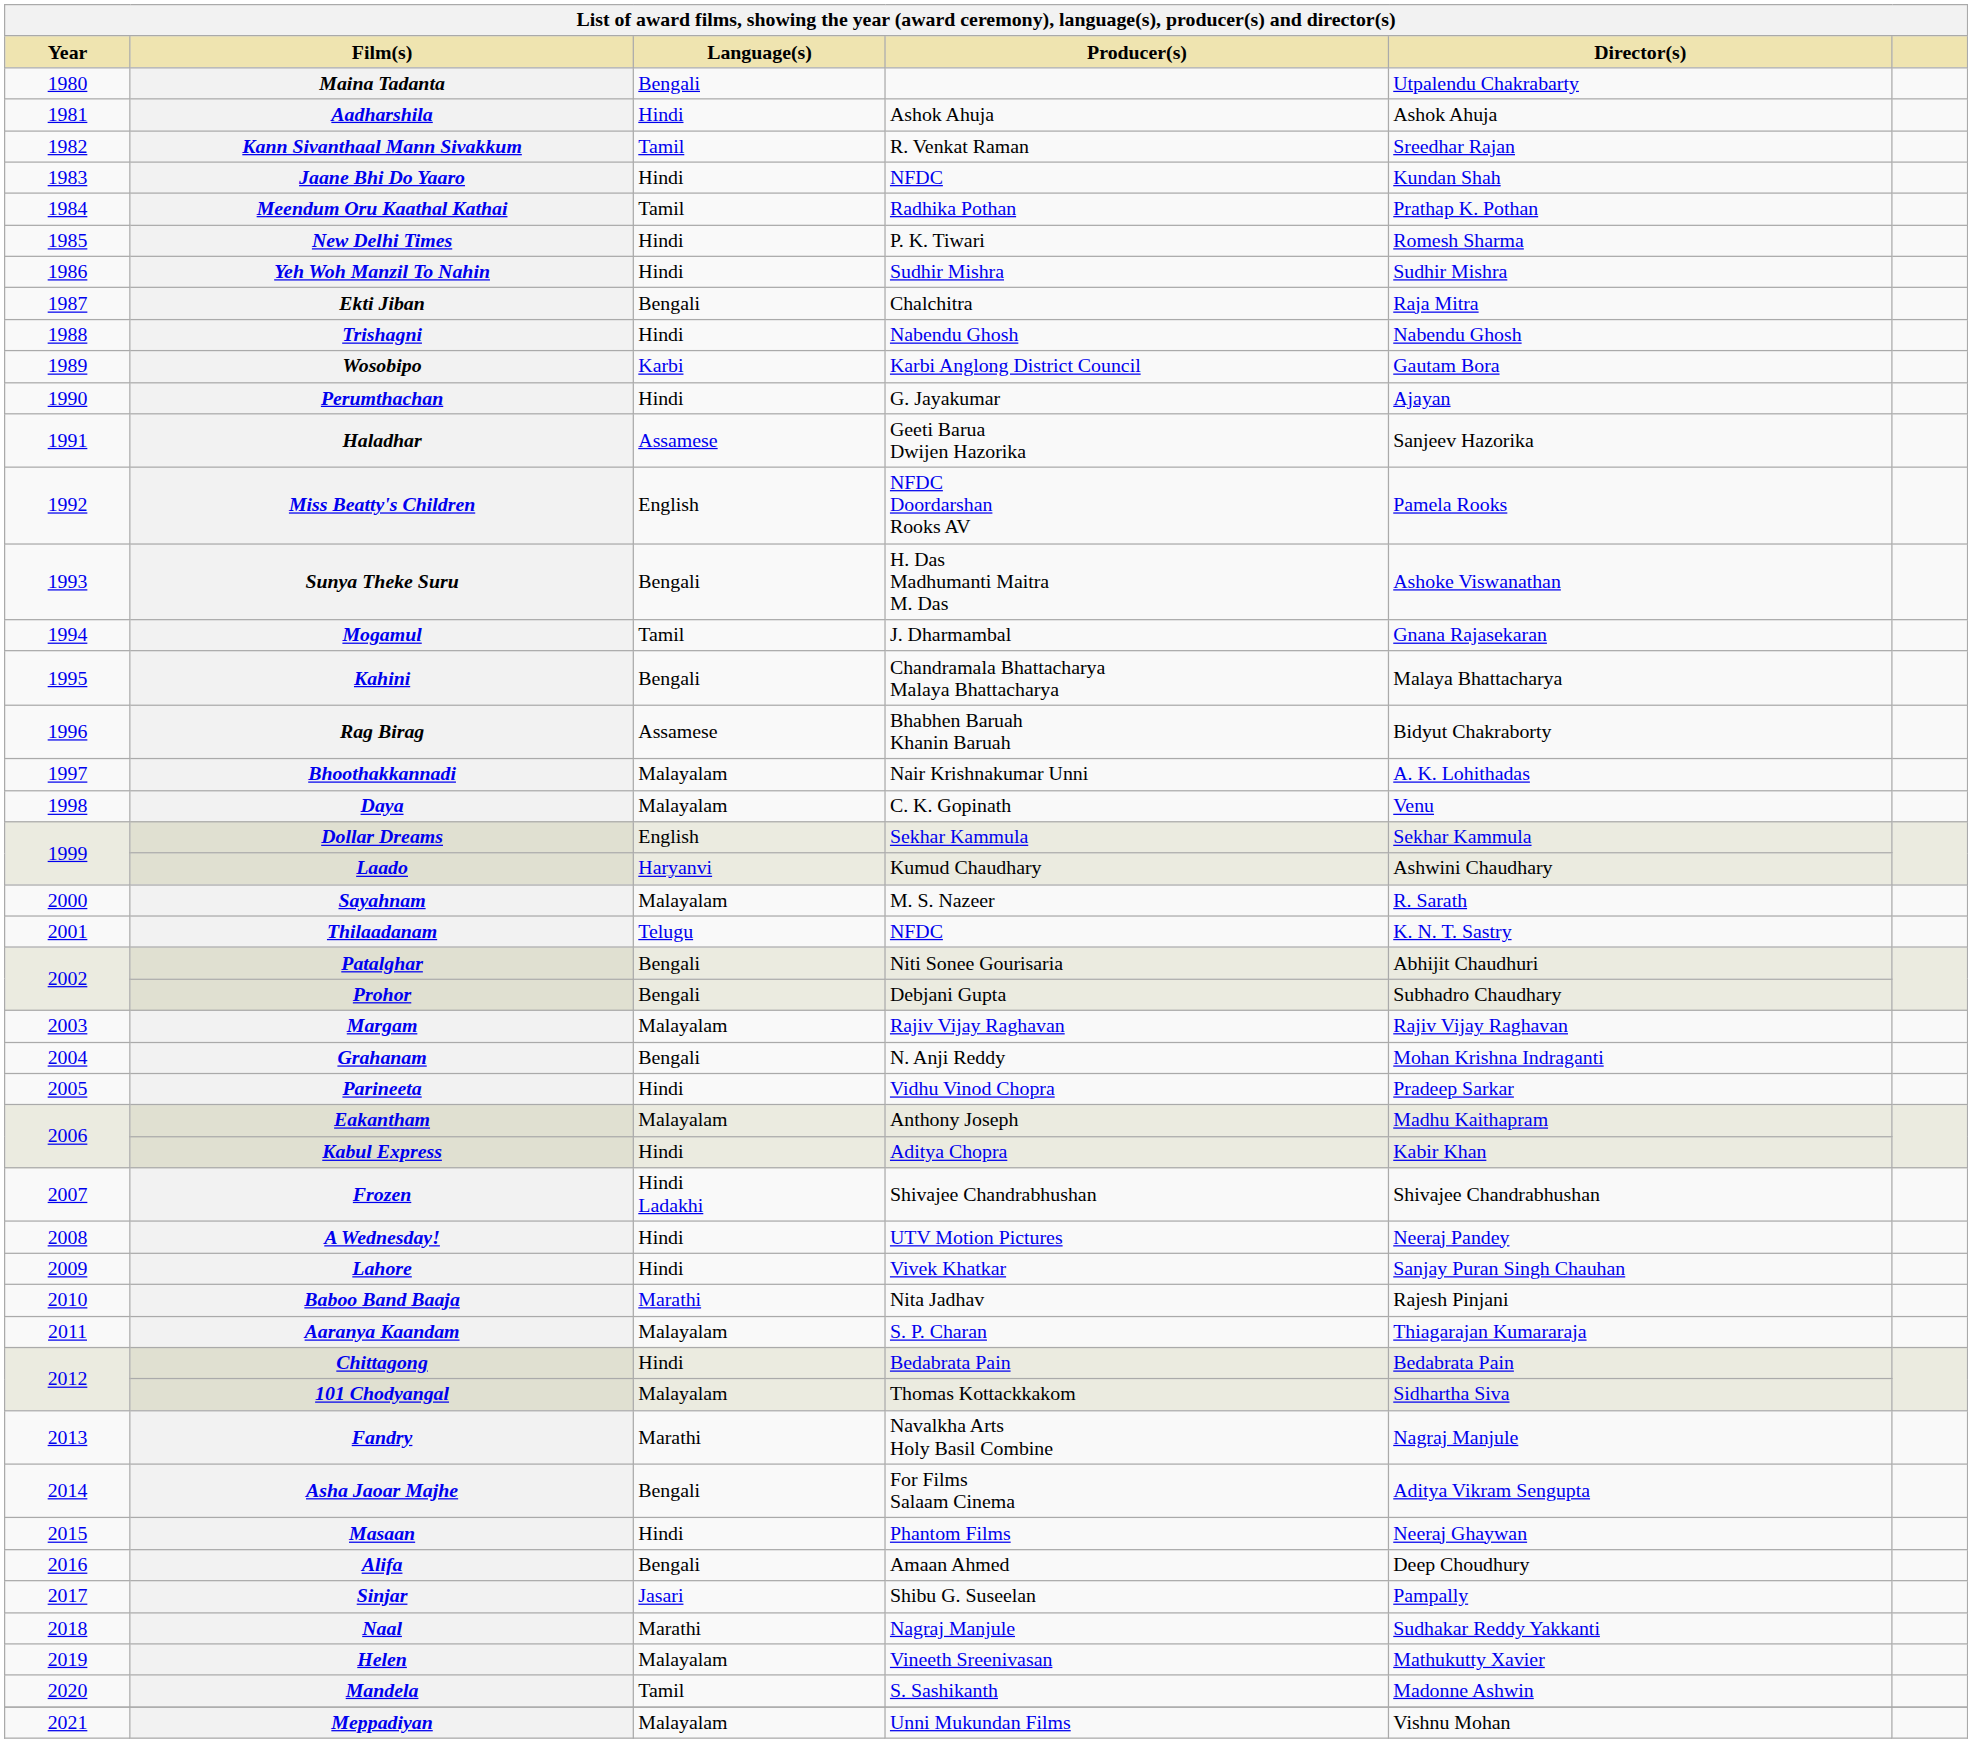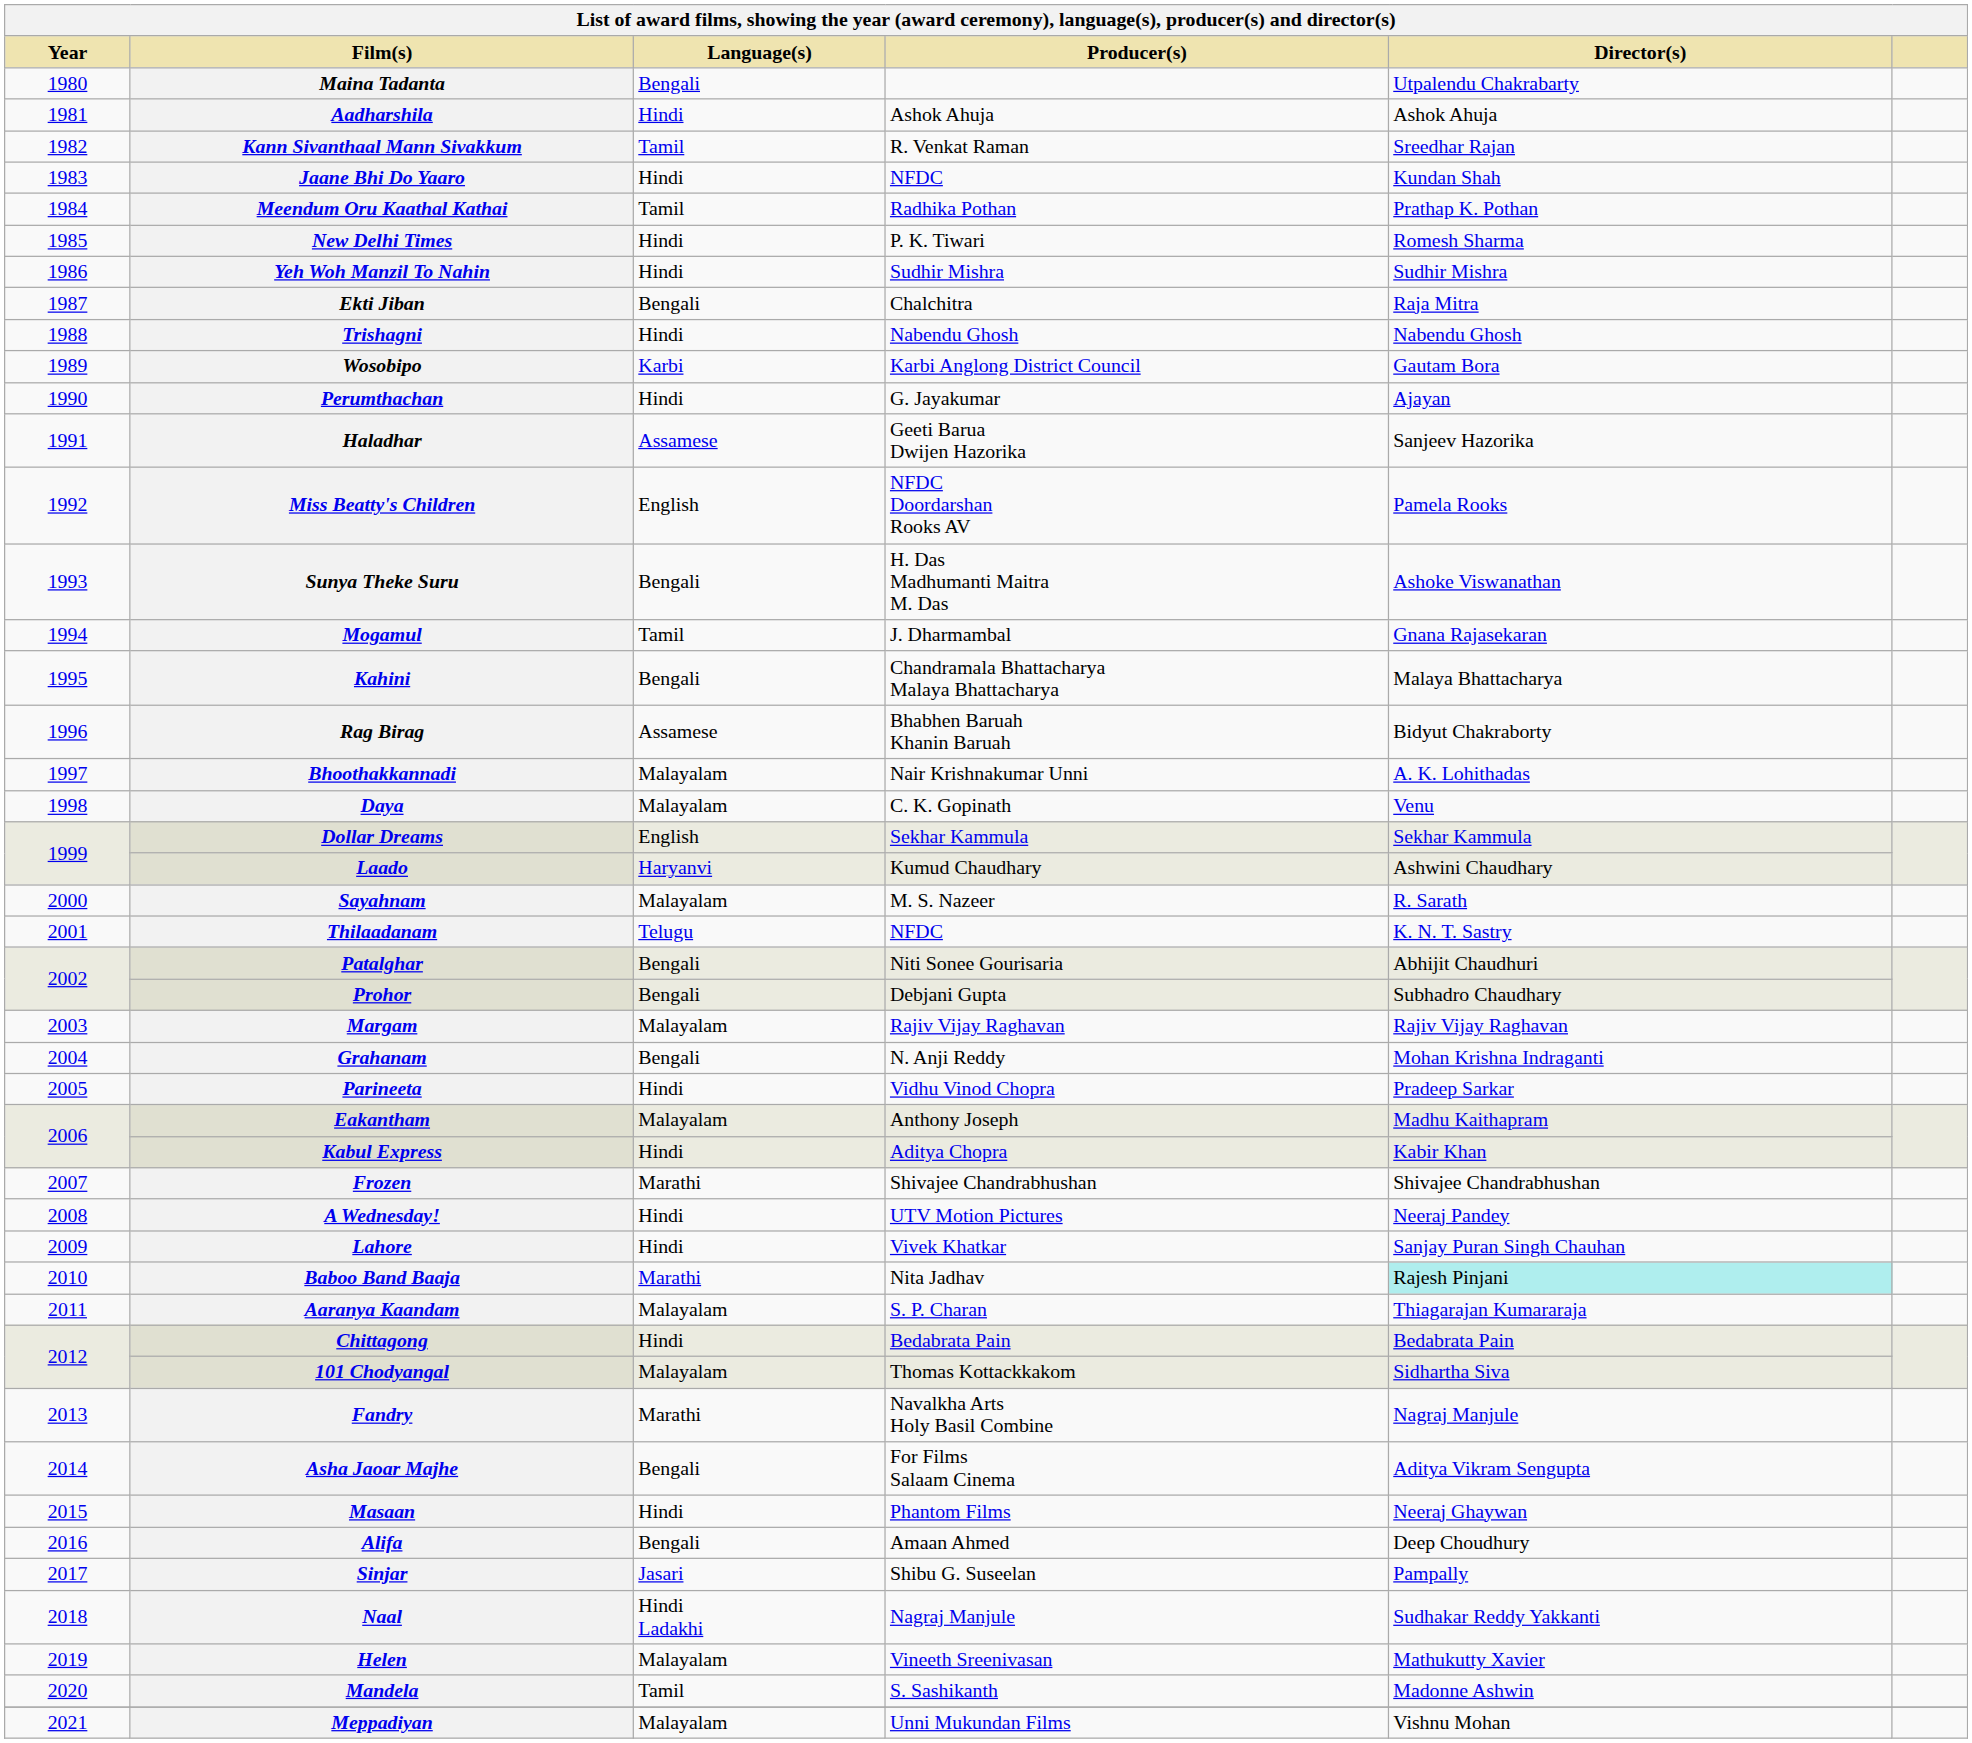(671, 1194) Hindi Ladakhi -> (670, 1183) Marathi
(1451, 1300) no background -> (1451, 1277) paleturquoise background
(670, 1627) Marathi -> (671, 1616) Hindi Ladakhi
